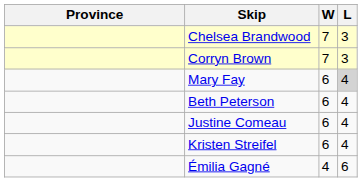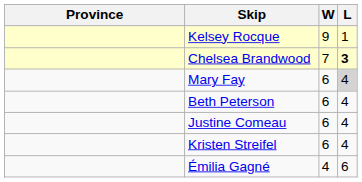+ row: (234, 36)
(345, 36) normal -> (345, 58) bold
- row: (230, 58)
